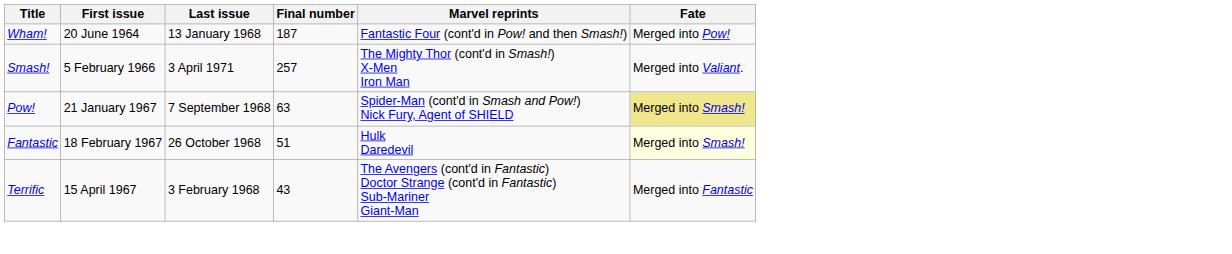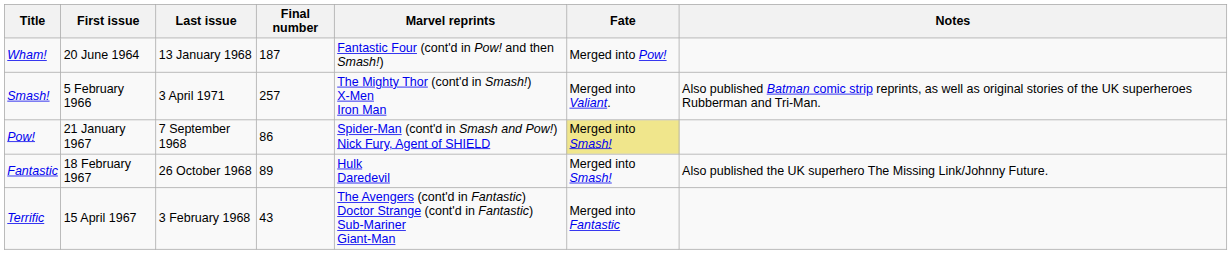+ column: (953, 21)
(283, 108) 63 -> (266, 136) 86
(283, 142) 51 -> (266, 170) 89
(689, 142) lightyellow background -> (602, 170) no background
